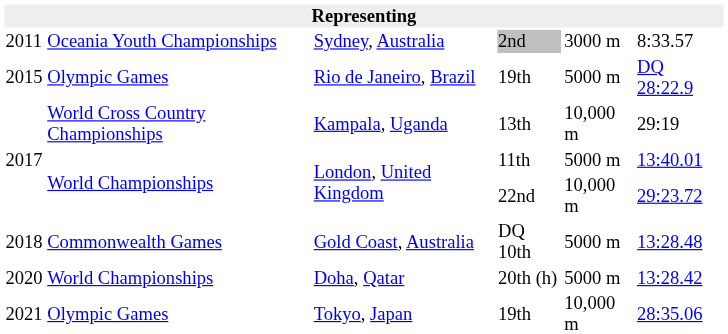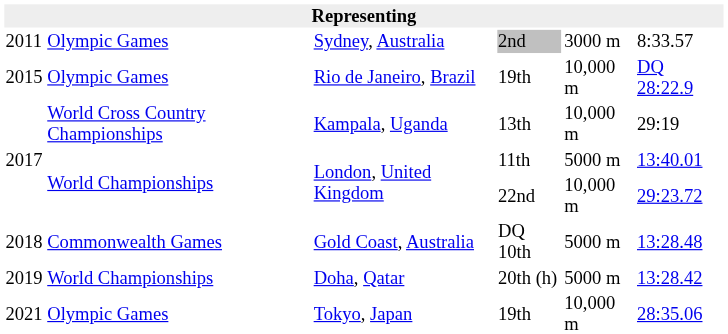(162, 41) Oceania Youth Championships -> (108, 41) Olympic Games
(592, 77) 5000 m -> (590, 77) 10,000 m
(24, 277) 2020 -> (24, 277) 2019
